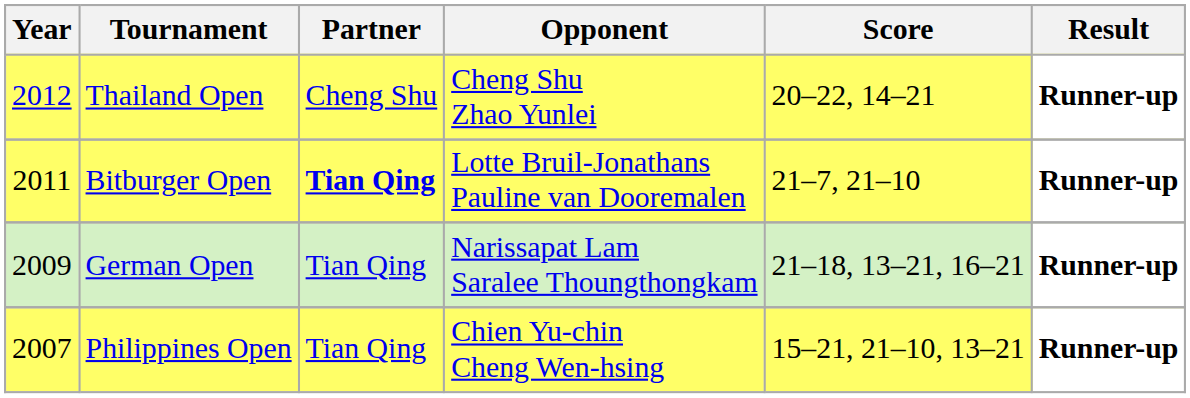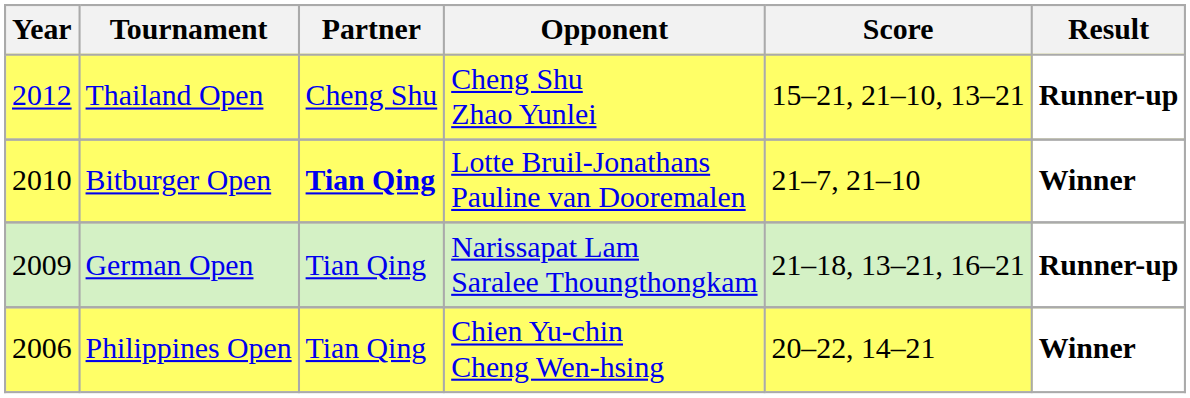(853, 96) 20–22, 14–21 -> (898, 96) 15–21, 21–10, 13–21
(42, 180) 2011 -> (42, 180) 2010
(1109, 180) Runner-up -> (1087, 180) Winner
(42, 349) 2007 -> (42, 349) 2006
(898, 349) 15–21, 21–10, 13–21 -> (853, 349) 20–22, 14–21
(1109, 349) Runner-up -> (1087, 349) Winner
